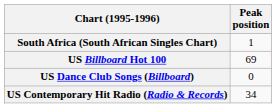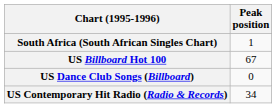(251, 59) 69 -> (251, 59) 67
